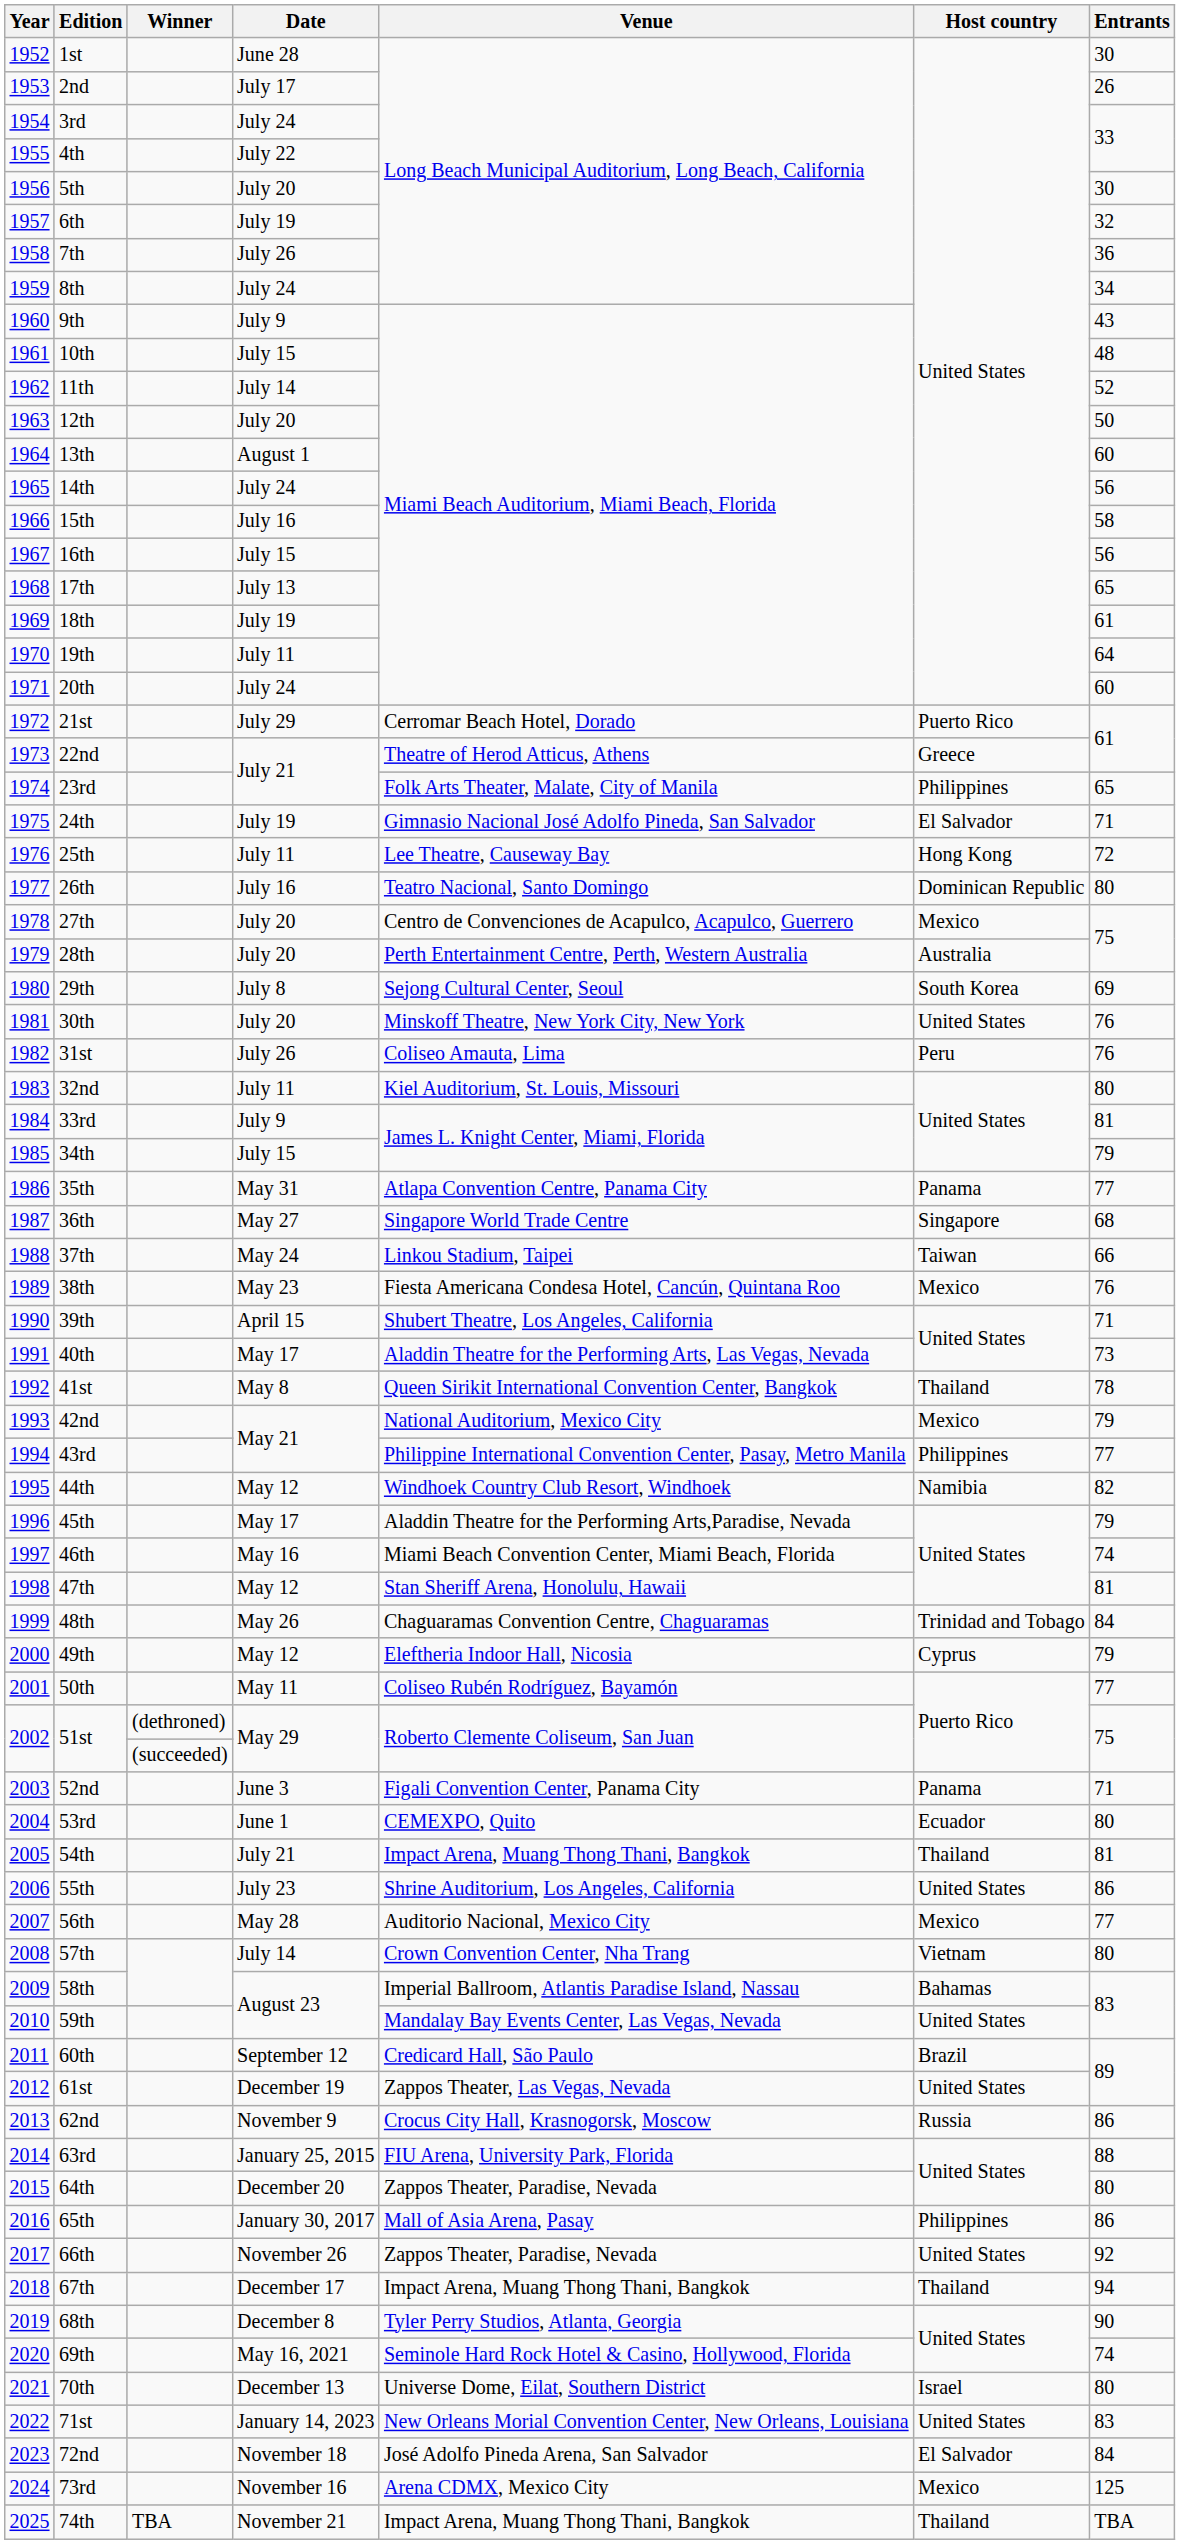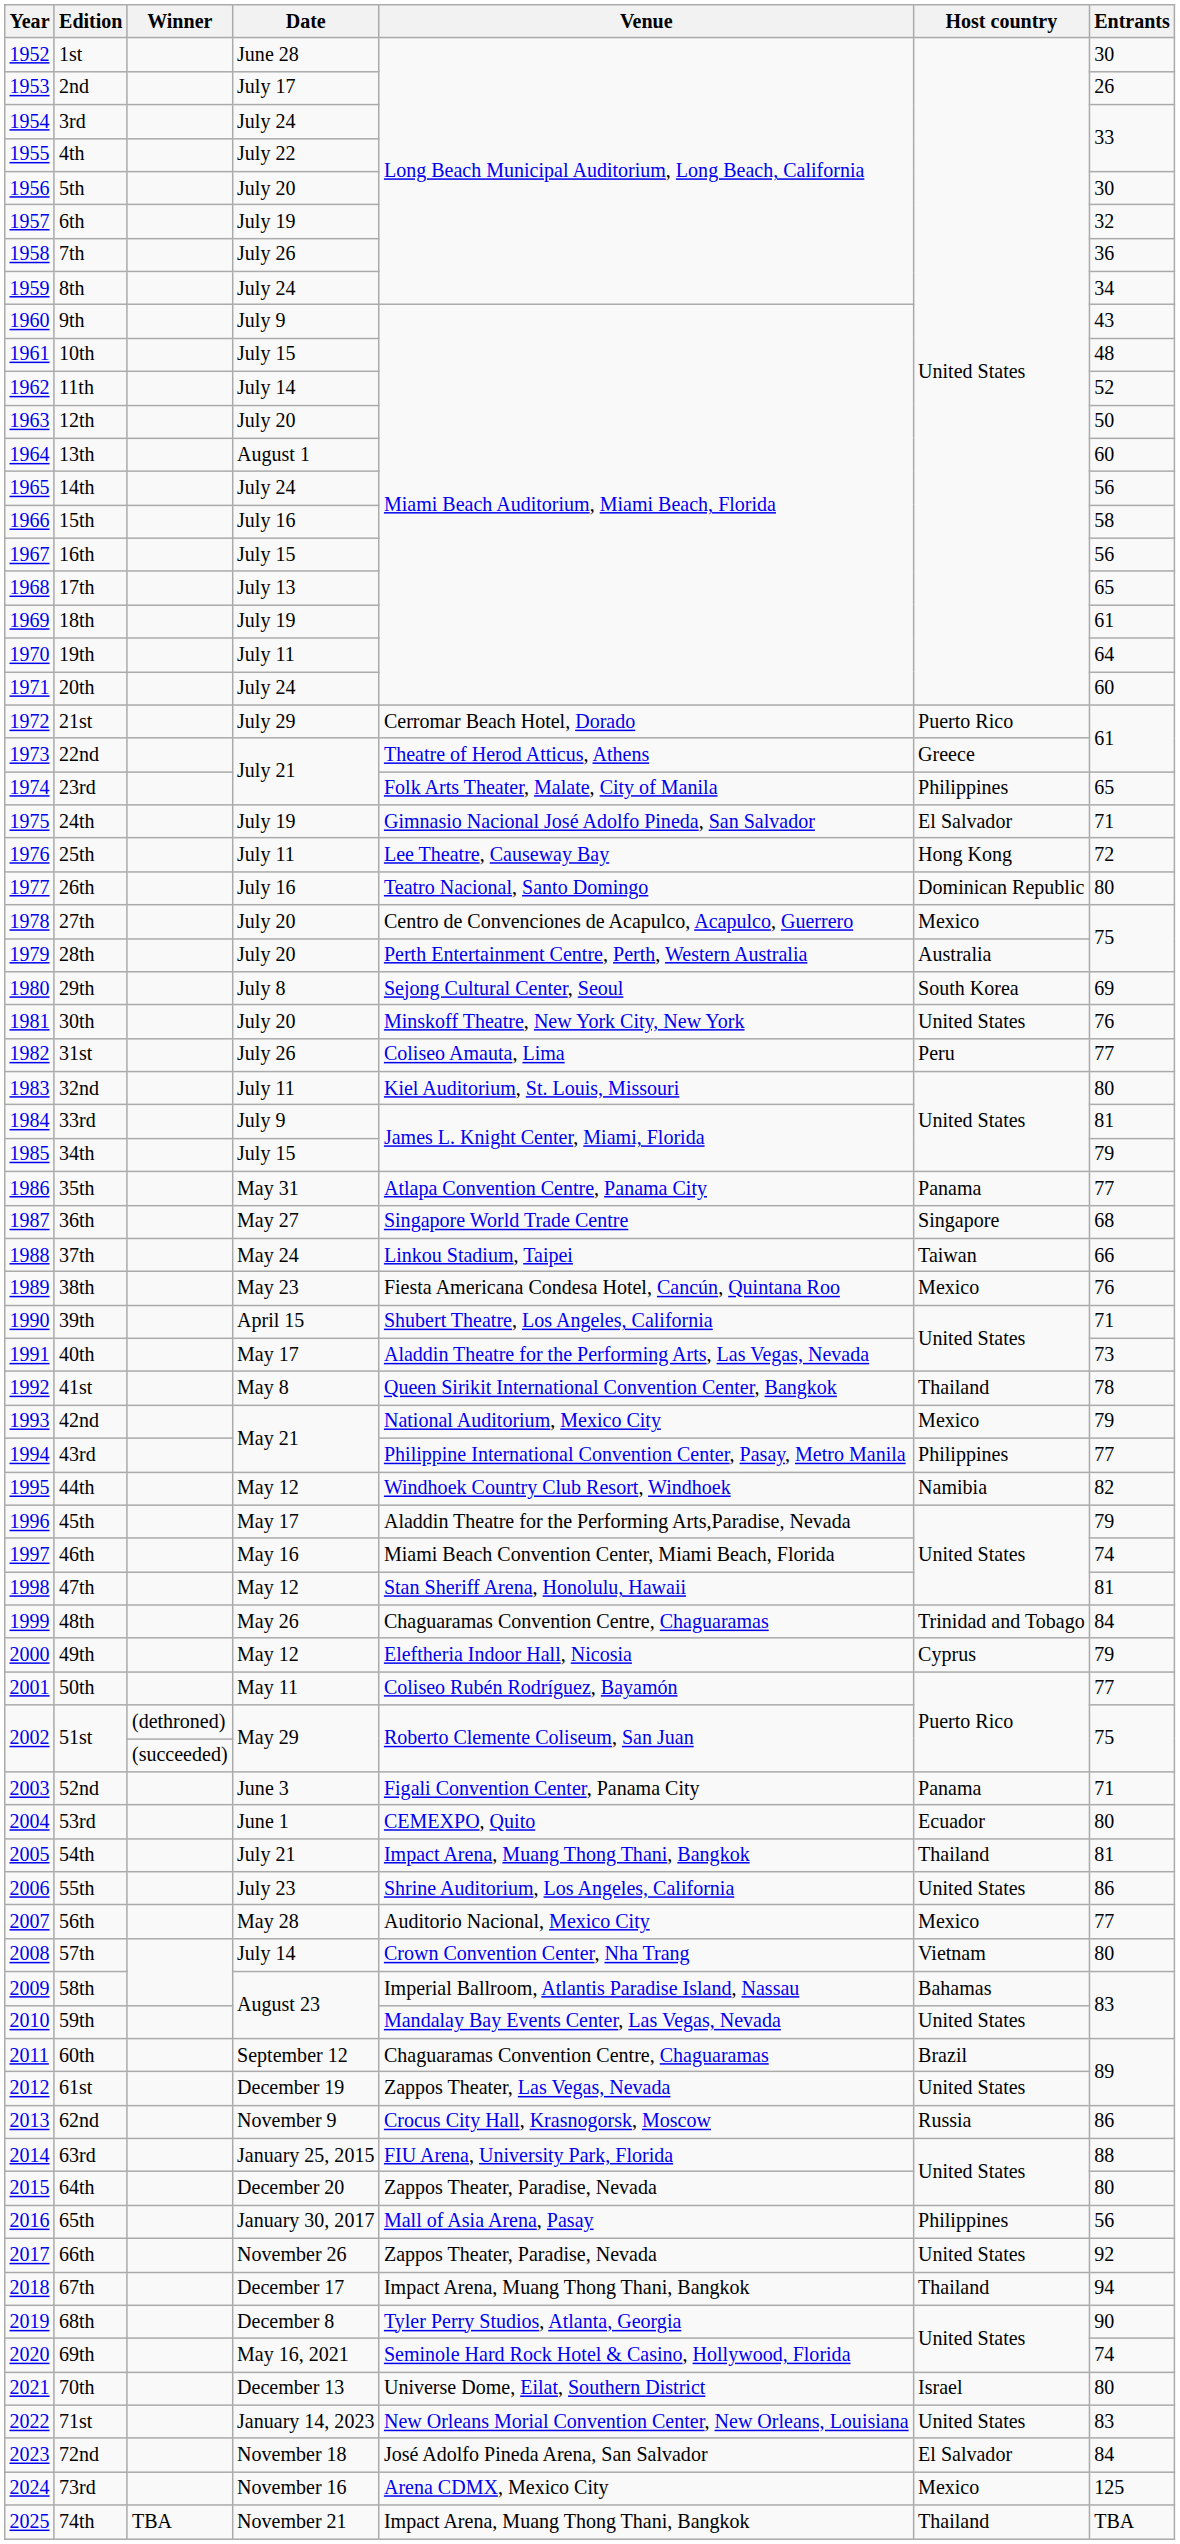(1104, 1055) 76 -> (1104, 1055) 77
(488, 2055) Credicard Hall, São Paulo -> (576, 2055) Chaguaramas Convention Centre, Chaguaramas
(1104, 2221) 86 -> (1104, 2221) 56
